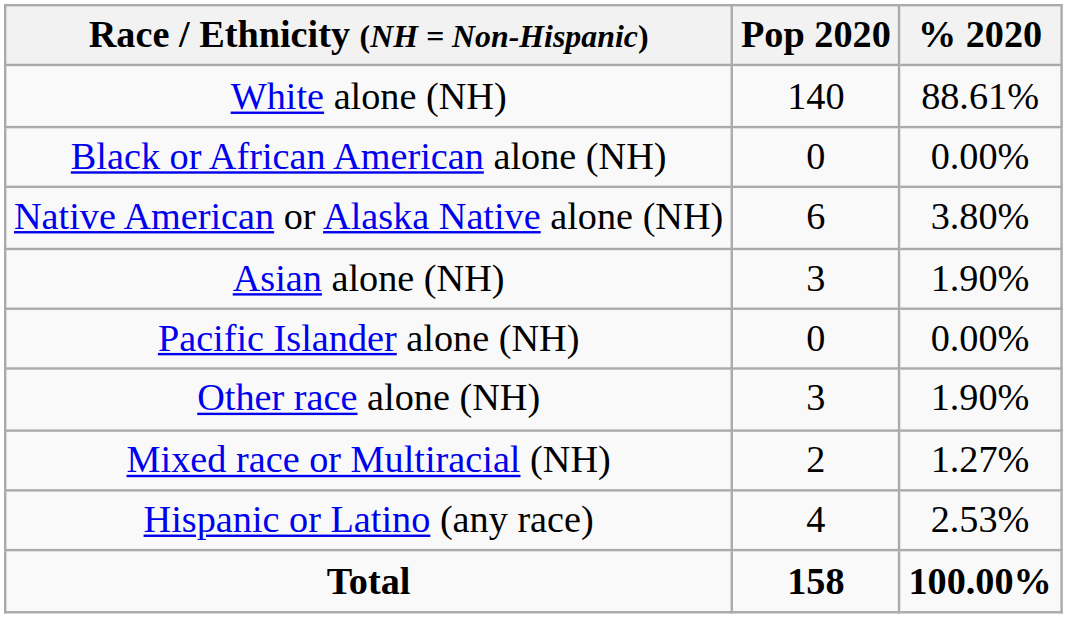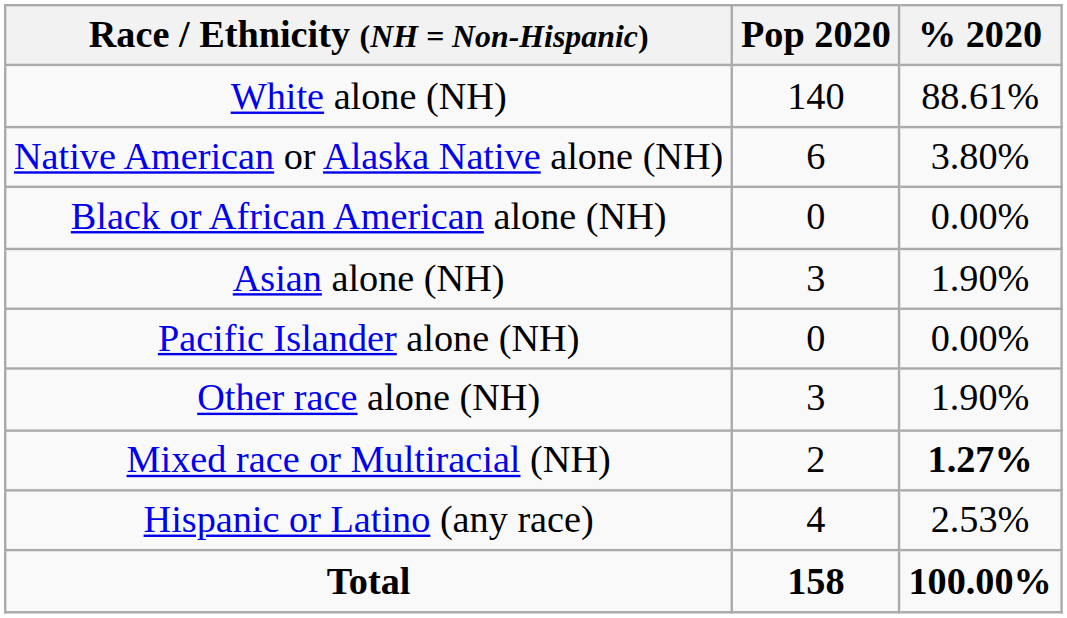rows swapped: (369, 156) <-> (369, 216)
(980, 459) normal -> (980, 459) bold
